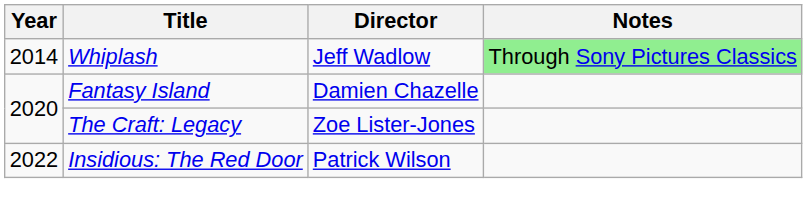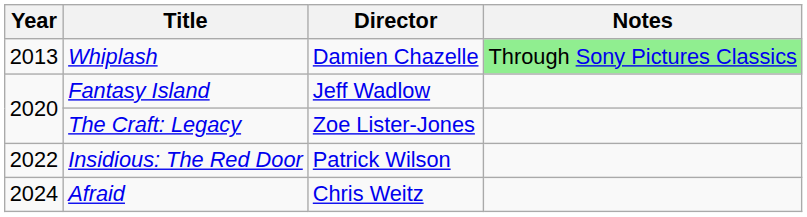(34, 56) 2014 -> (34, 56) 2013
(371, 56) Jeff Wadlow -> (396, 56) Damien Chazelle
(396, 90) Damien Chazelle -> (371, 90) Jeff Wadlow
+ row: (97, 194)
